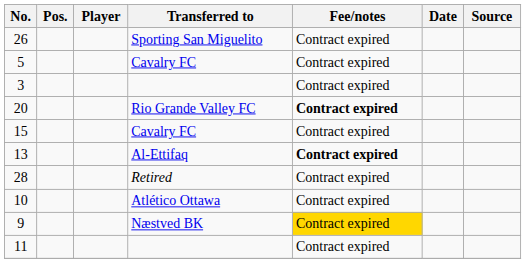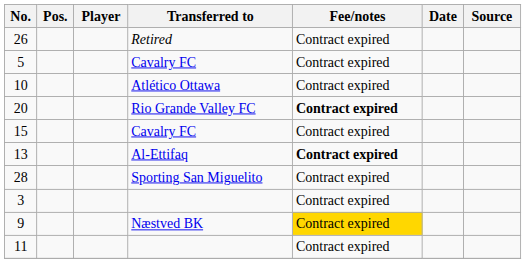(197, 39) Sporting San Miguelito -> (152, 39) Retired
rows swapped: (21, 85) <-> (21, 200)
(152, 177) Retired -> (197, 177) Sporting San Miguelito
